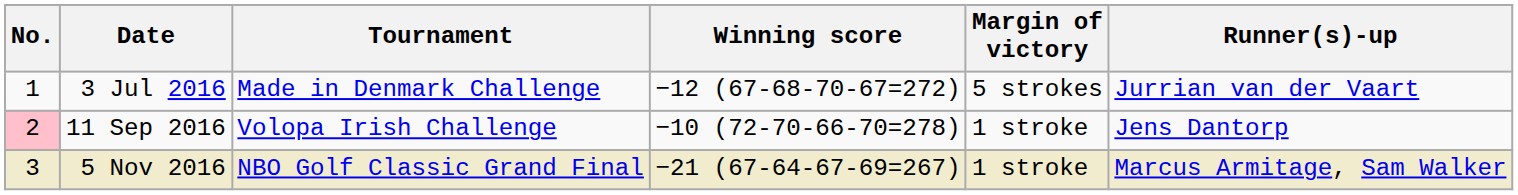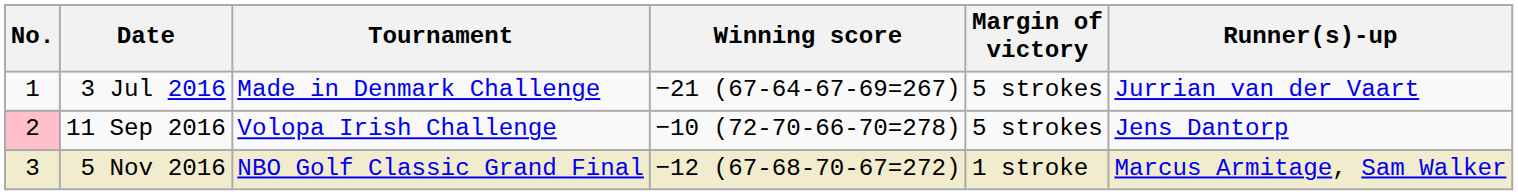(808, 91) −12 (67-68-70-67=272) -> (808, 91) −21 (67-64-67-69=267)
(1030, 130) 1 stroke -> (1037, 130) 5 strokes
(808, 170) −21 (67-64-67-69=267) -> (808, 170) −12 (67-68-70-67=272)
